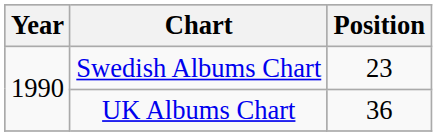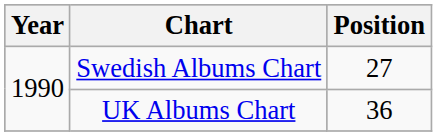(379, 67) 23 -> (379, 67) 27
